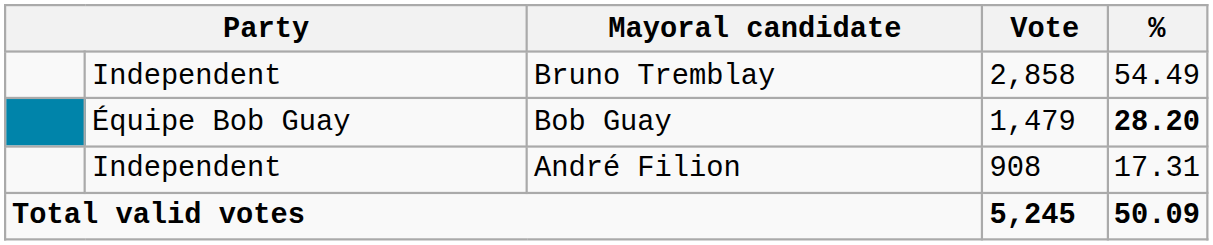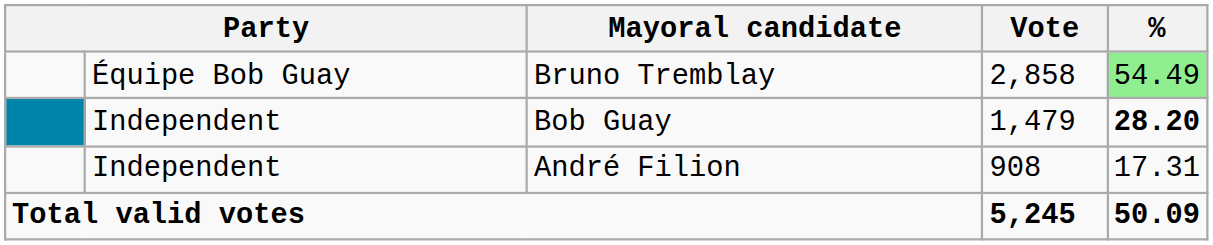(187, 75) Independent -> (221, 75) Équipe Bob Guay
(1157, 75) no background -> (1157, 75) lightgreen background
(221, 122) Équipe Bob Guay -> (187, 122) Independent
